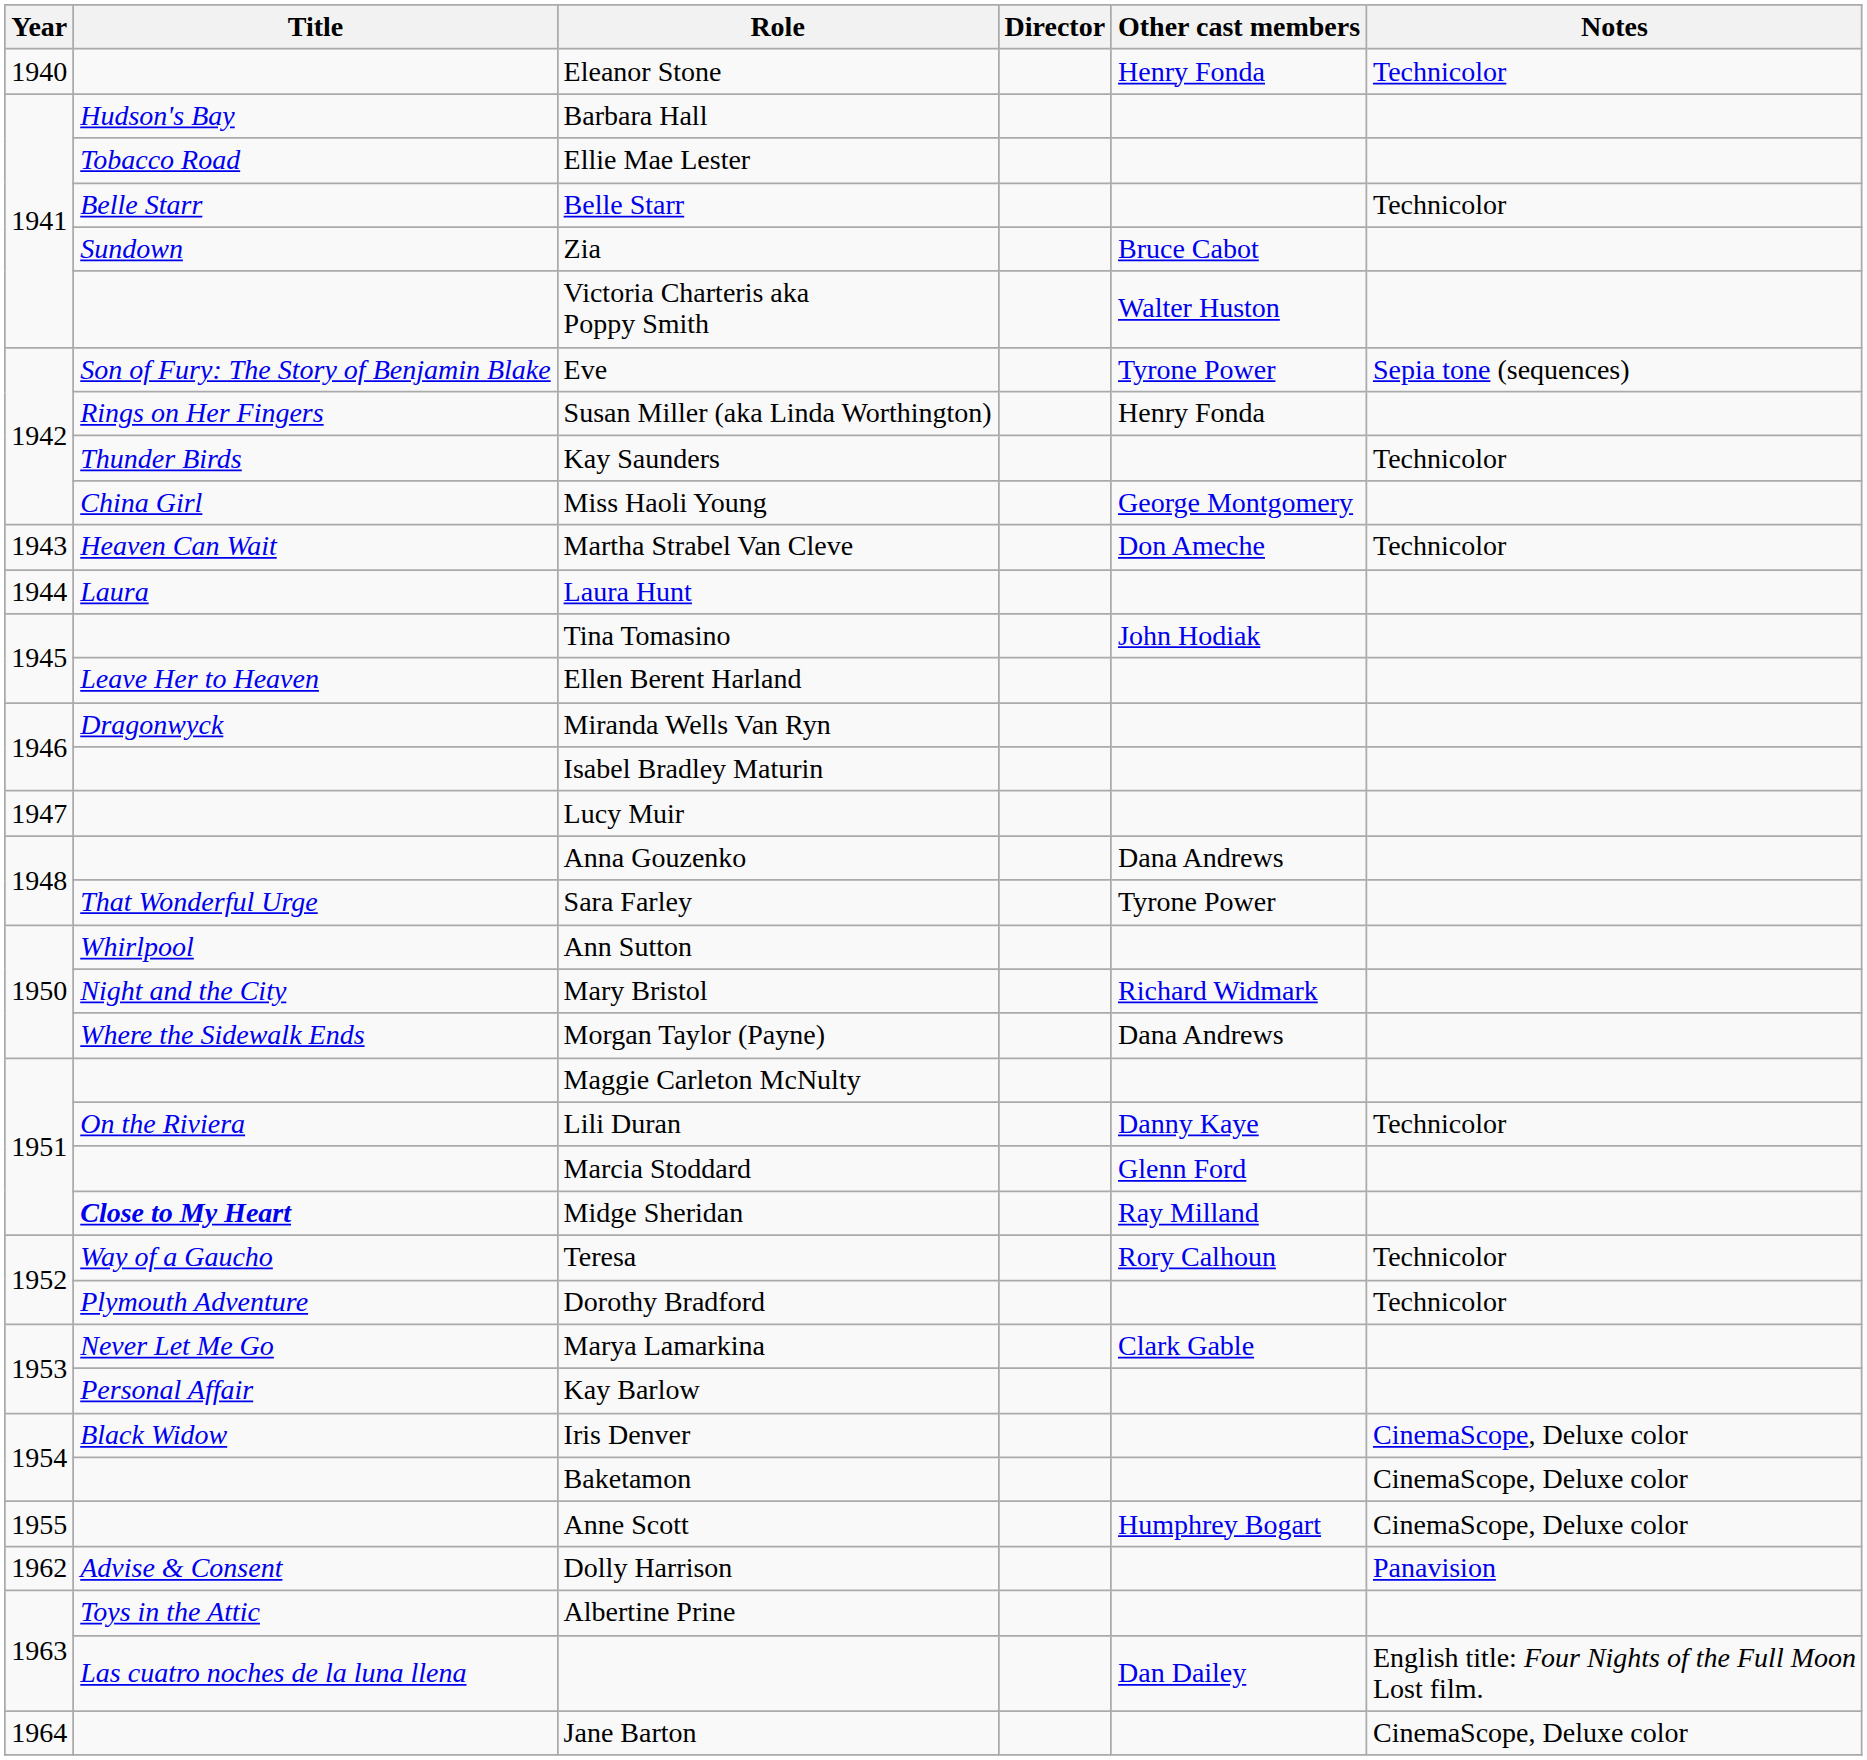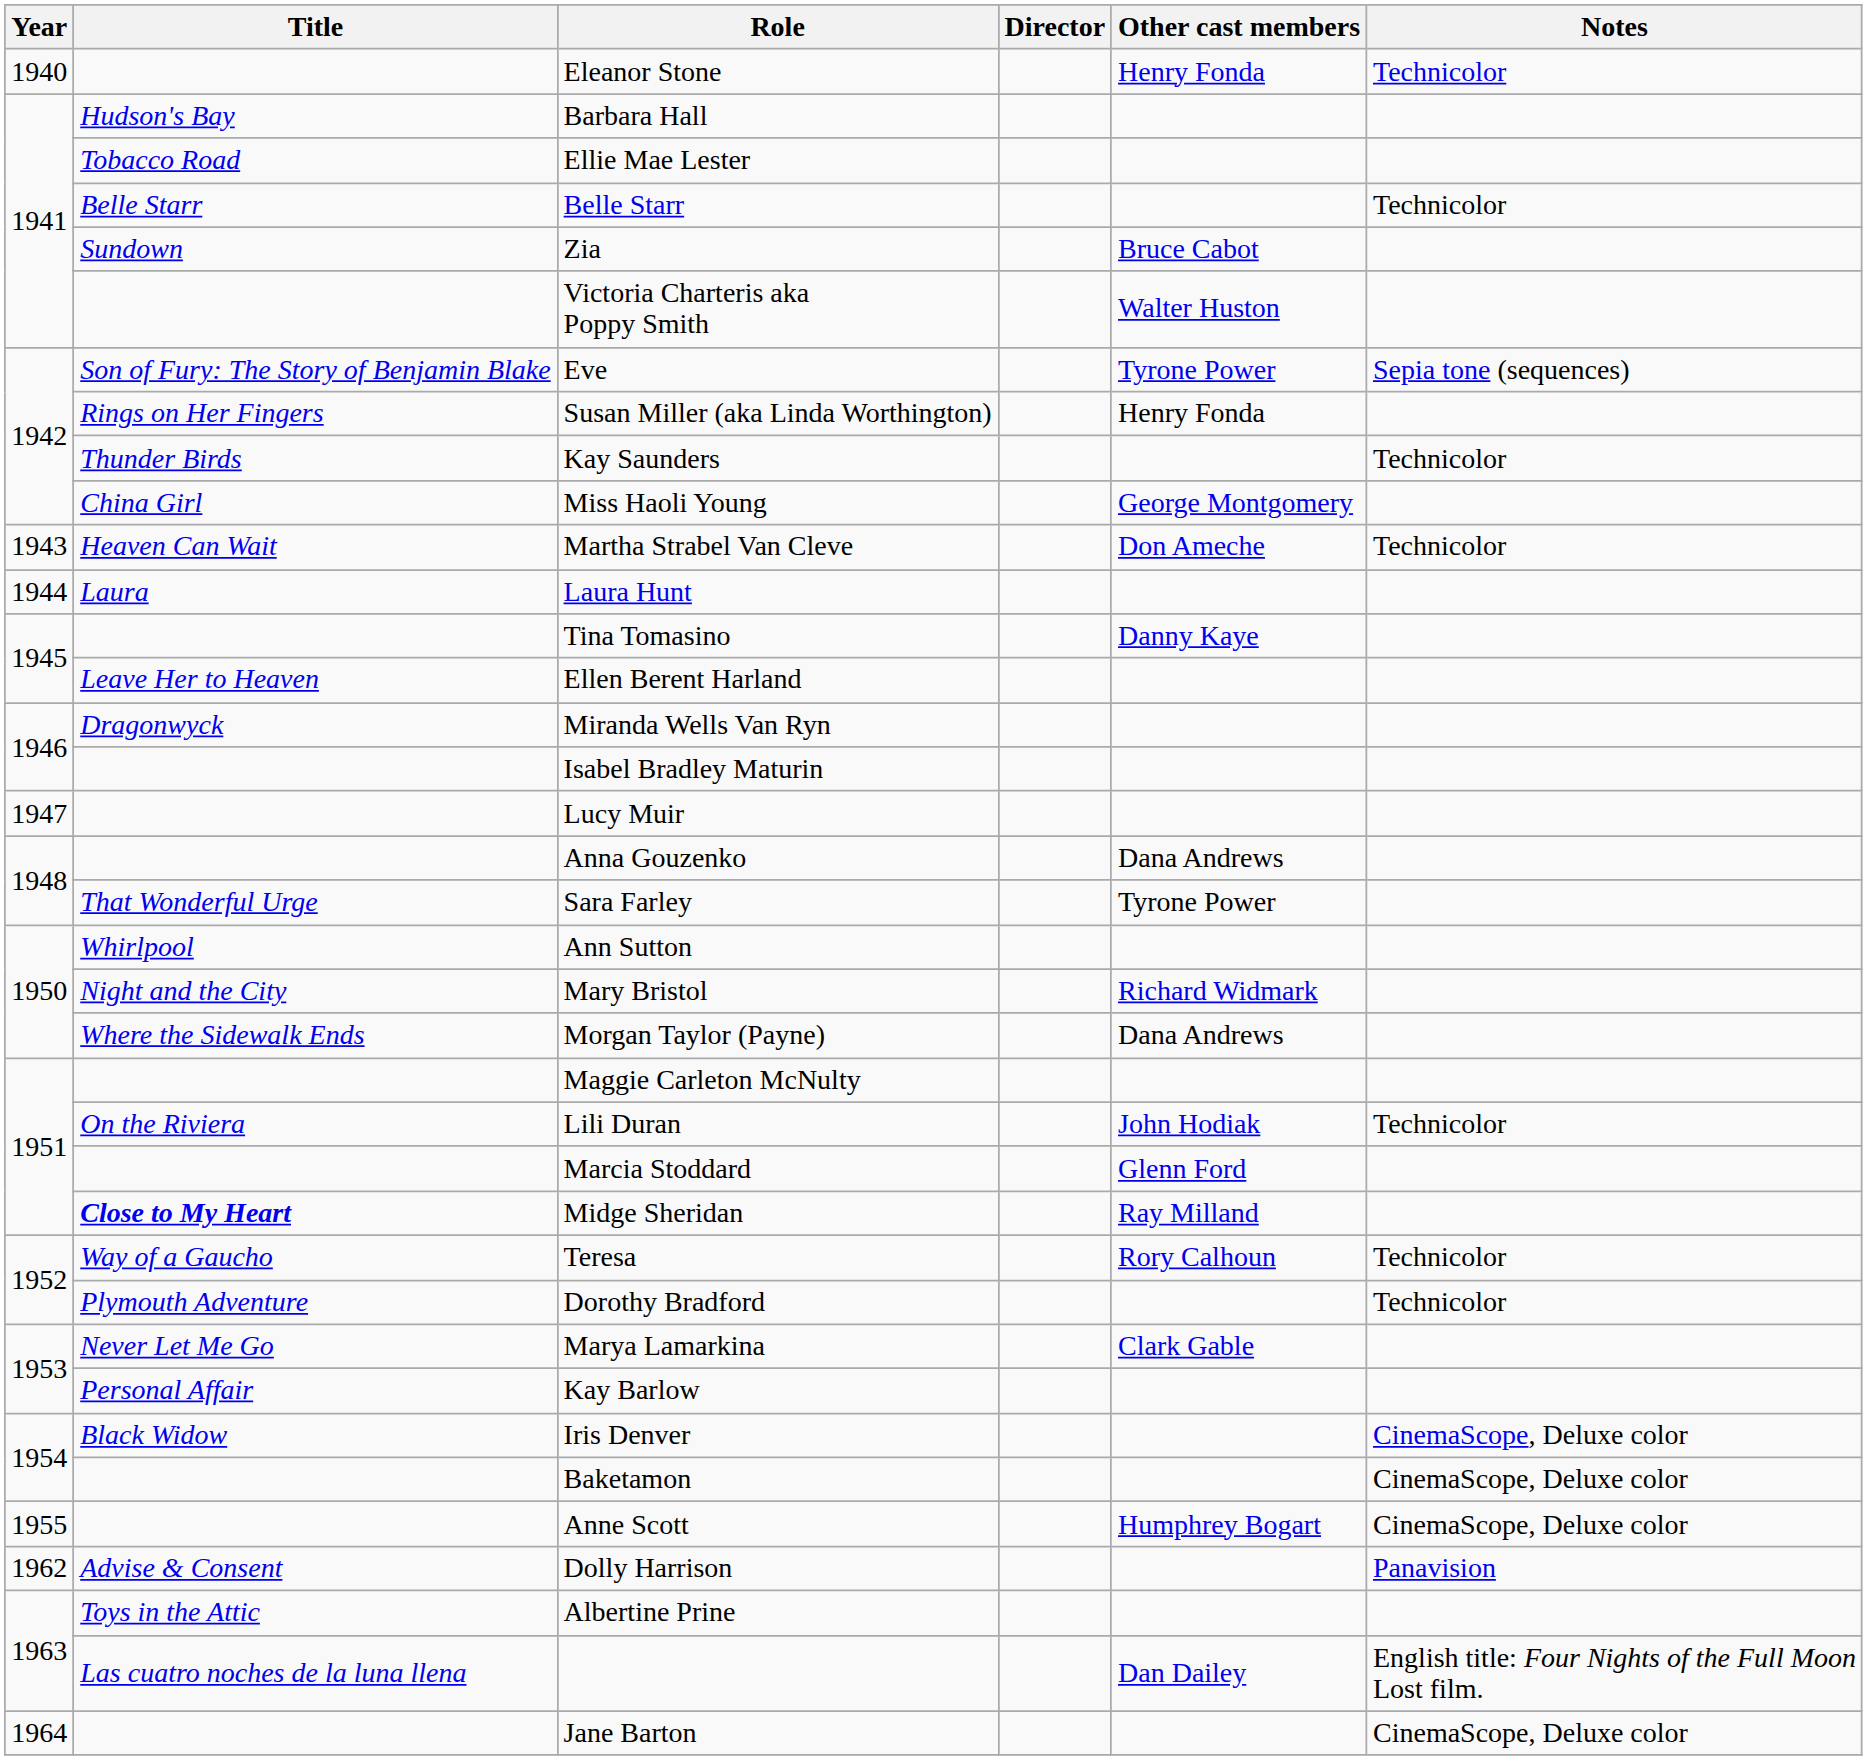(1189, 635) John Hodiak -> (1188, 635) Danny Kaye
(1188, 1123) Danny Kaye -> (1189, 1123) John Hodiak
